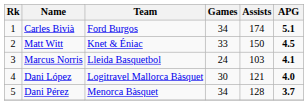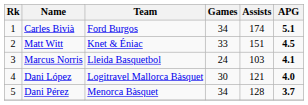(257, 44) 150 -> (257, 44) 151
